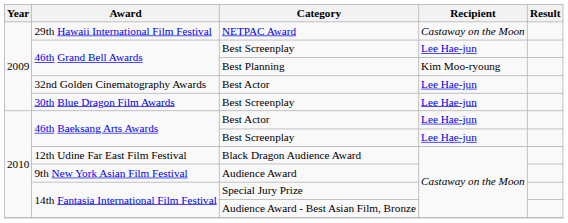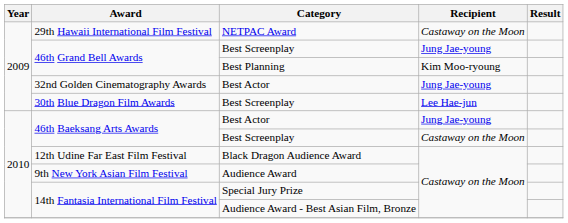(449, 48) Lee Hae-jun -> (456, 48) Jung Jae-young
(449, 84) Lee Hae-jun -> (456, 84) Jung Jae-young
(449, 119) Lee Hae-jun -> (456, 119) Jung Jae-young
(449, 137) Lee Hae-jun -> (473, 137) Castaway on the Moon
